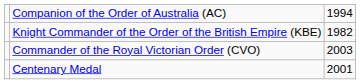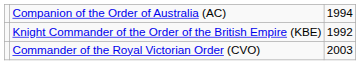(340, 32) 1982 -> (340, 32) 1992
- row: (57, 69)
